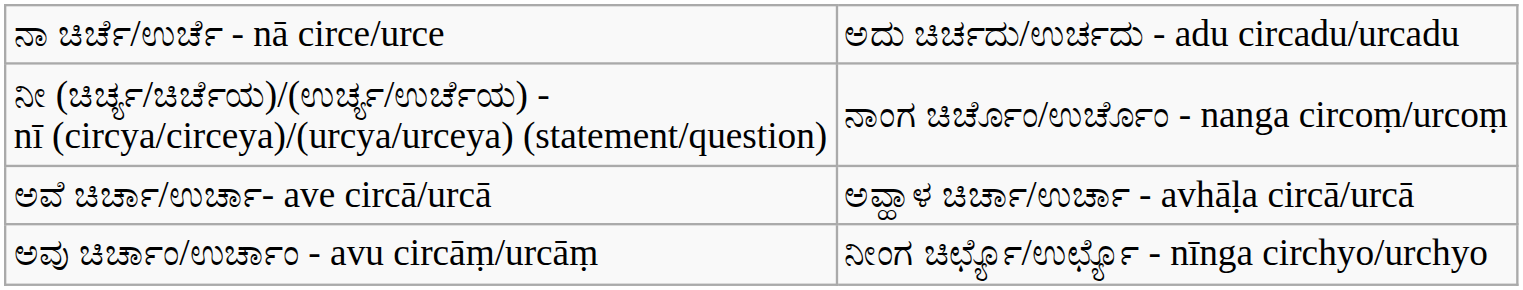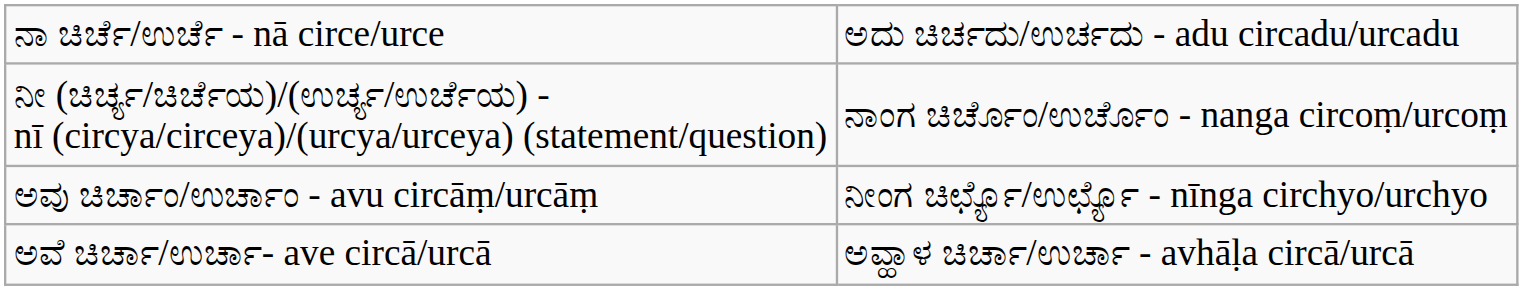rows swapped: (306, 253) <-> (253, 194)
